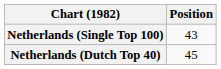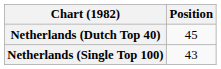rows swapped: (85, 54) <-> (85, 34)
